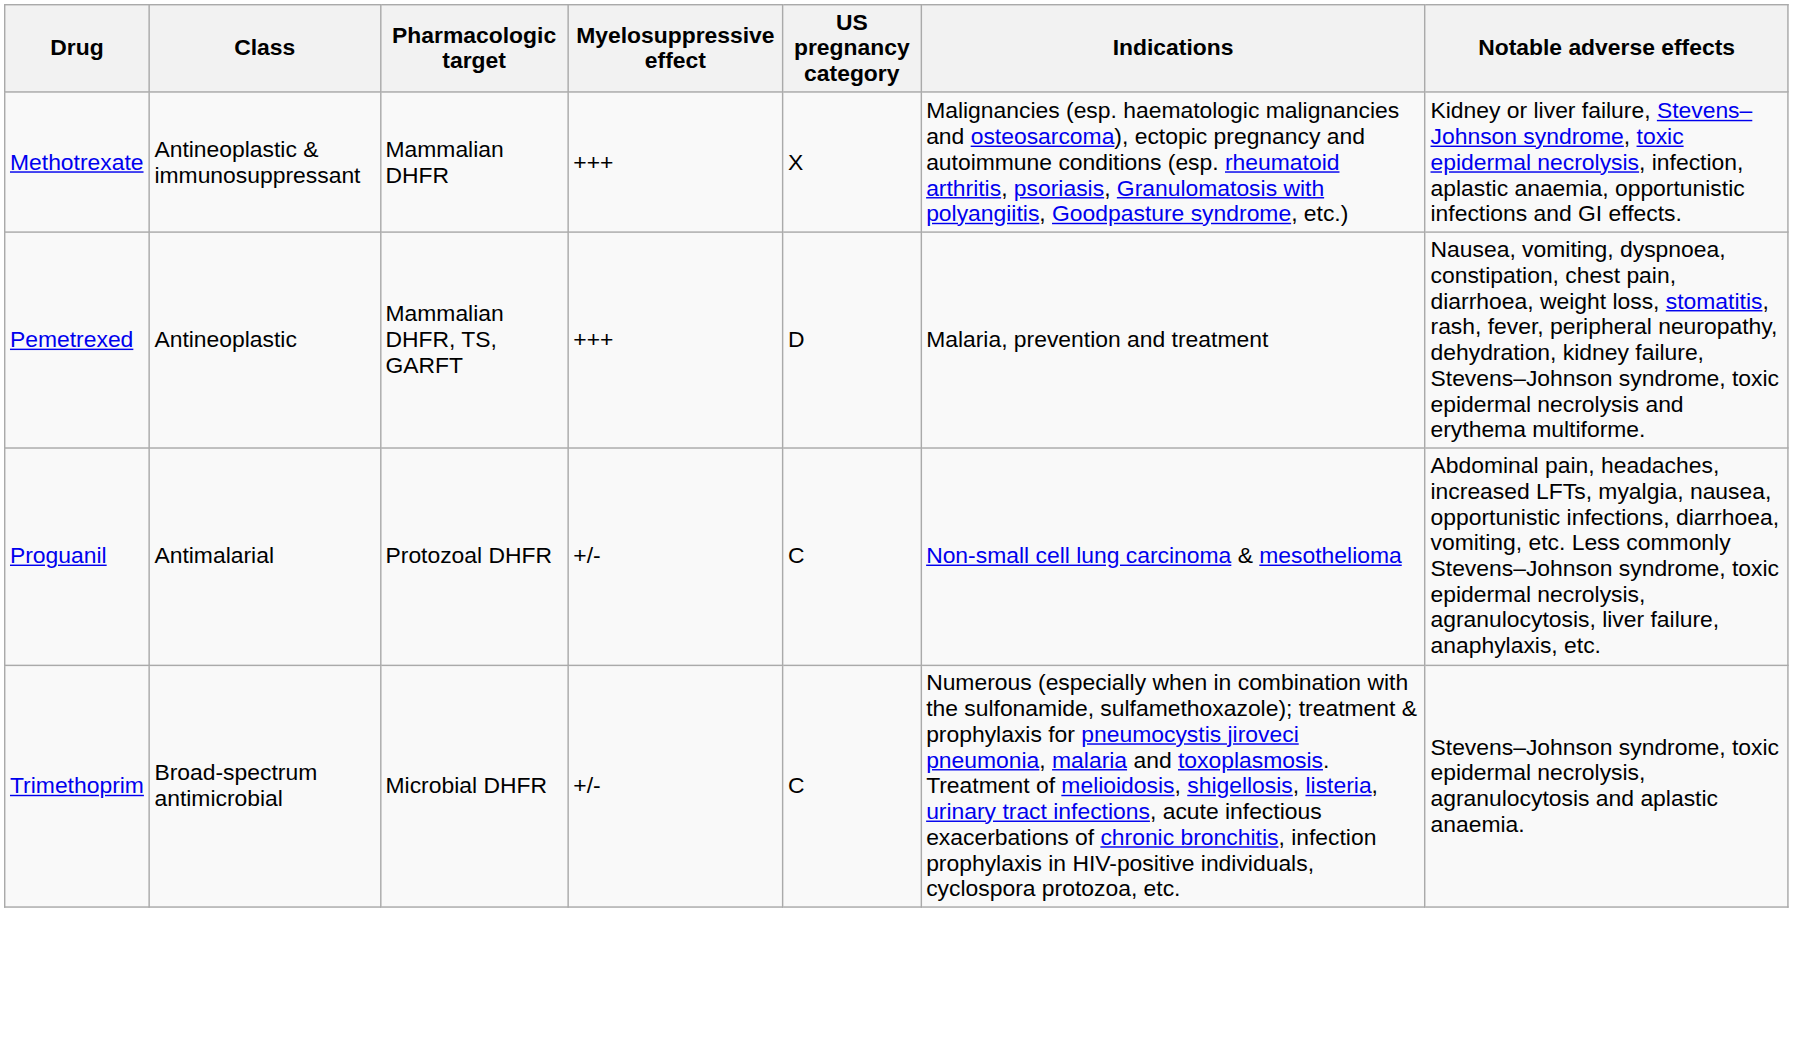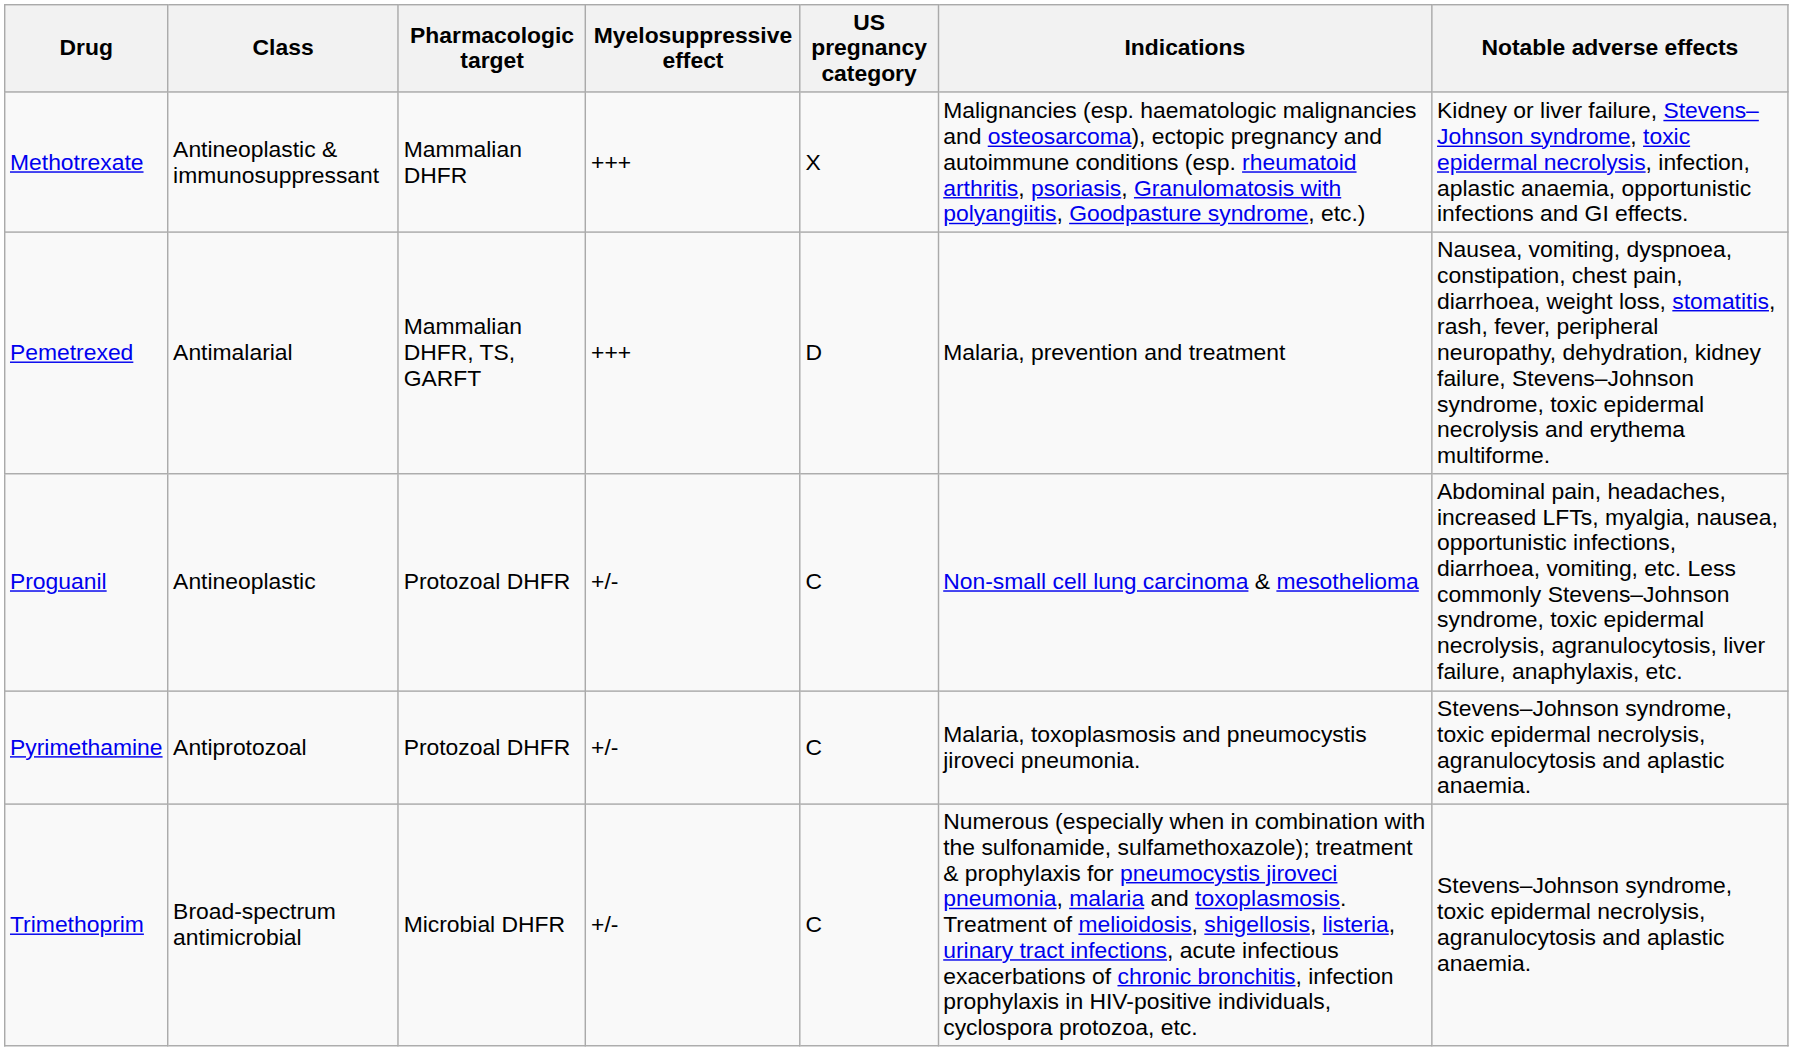(226, 339) Antineoplastic -> (233, 352) Antimalarial
(214, 556) Antimalarial -> (244, 581) Antineoplastic
+ row: (86, 746)
